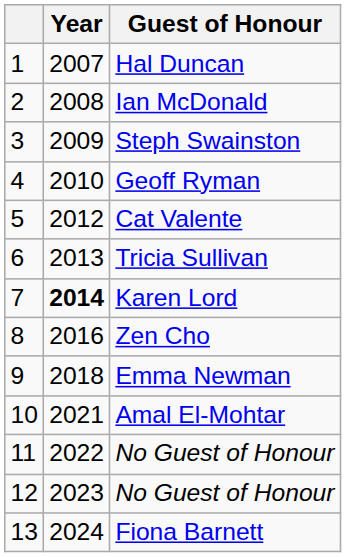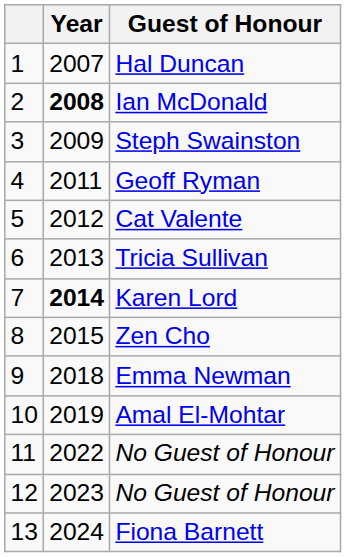(77, 102) normal -> (77, 102) bold
(77, 180) 2010 -> (76, 180) 2011
(77, 336) 2016 -> (77, 336) 2015
(77, 414) 2021 -> (77, 414) 2019
